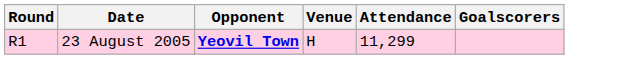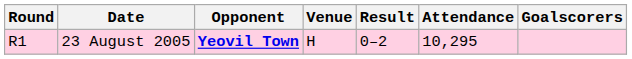+ column: (387, 17)
(387, 42) 11,299 -> (450, 42) 10,295
